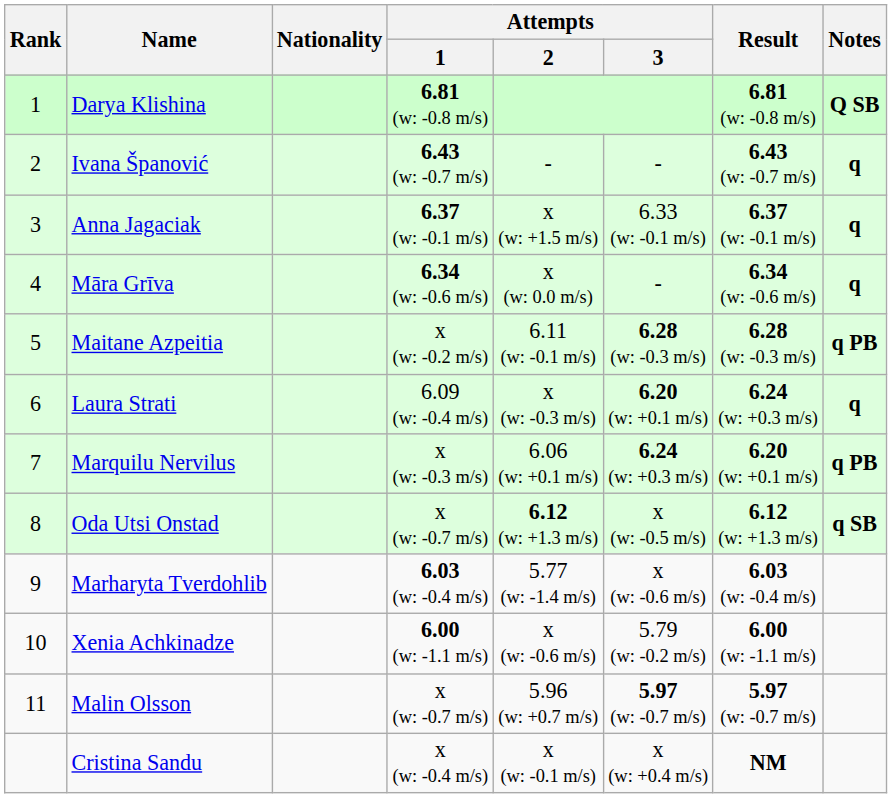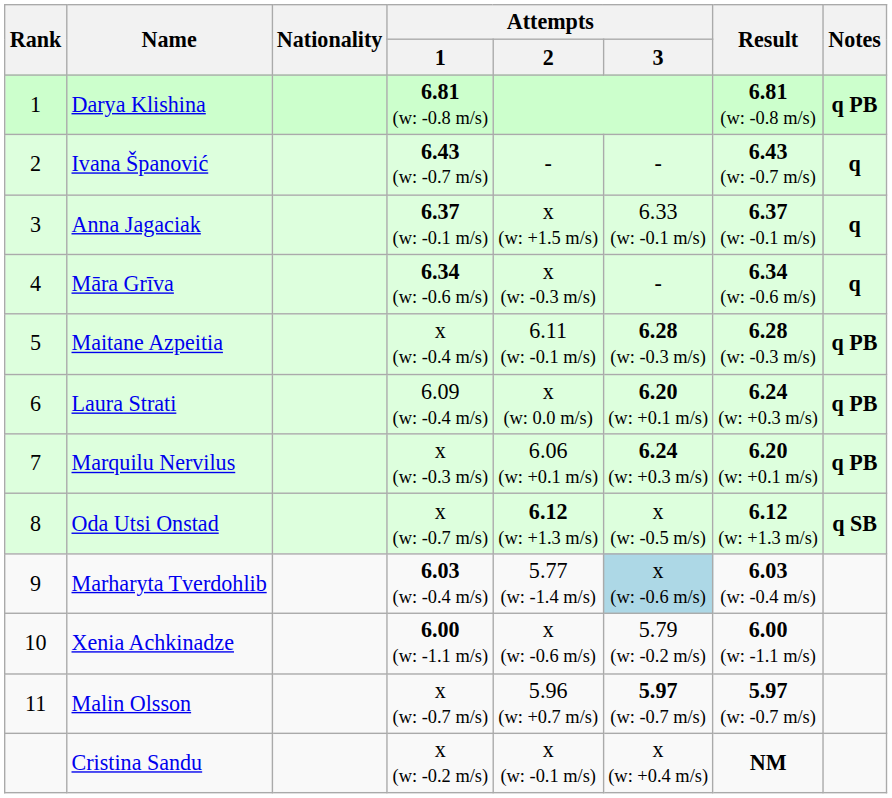(855, 104) Q SB -> (855, 104) q PB
(548, 284) x (w: 0.0 m/s) -> (548, 284) x (w: -0.3 m/s)
(440, 343) x (w: -0.2 m/s) -> (440, 343) x (w: -0.4 m/s)
(548, 403) x (w: -0.3 m/s) -> (548, 403) x (w: 0.0 m/s)
(855, 403) q -> (855, 403) q PB
(658, 583) no background -> (658, 583) lightblue background
(440, 762) x (w: -0.4 m/s) -> (440, 762) x (w: -0.2 m/s)
